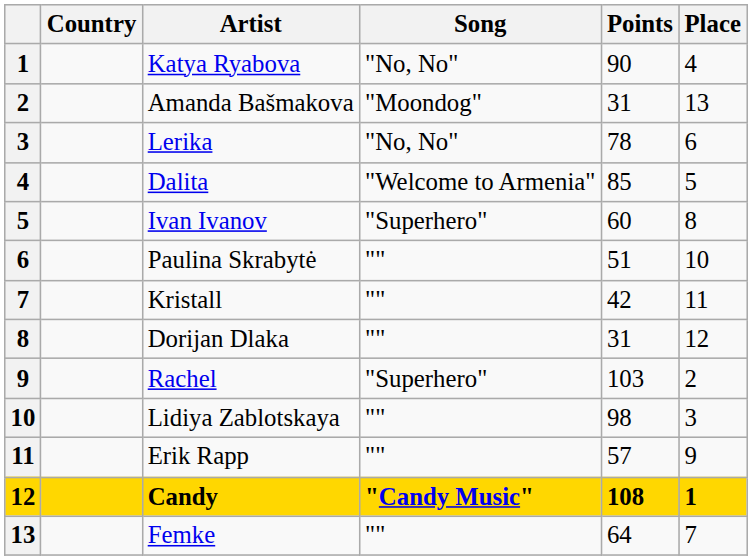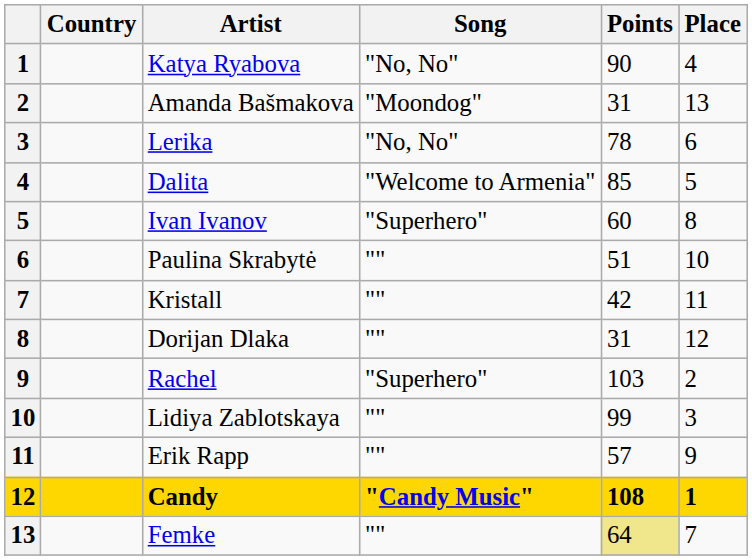(619, 417) 98 -> (619, 417) 99
(619, 535) no background -> (619, 535) khaki background
